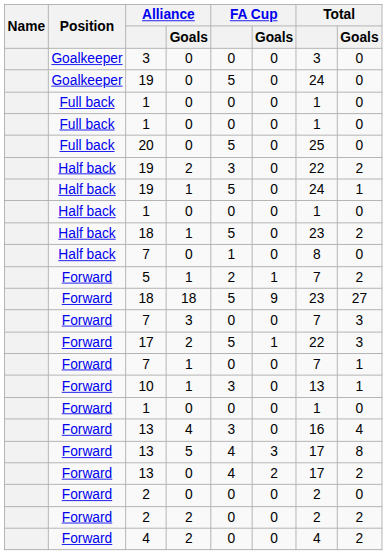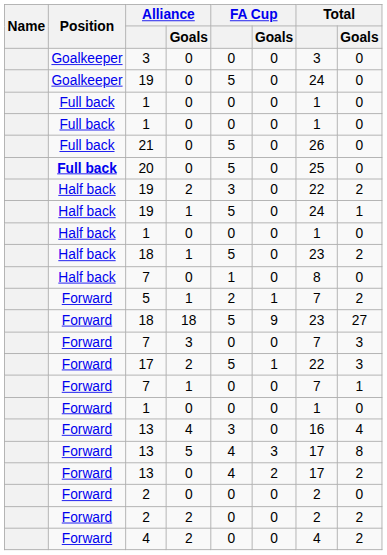+ row: (146, 146)
(87, 146) normal -> (87, 168) bold
- row: (146, 386)
